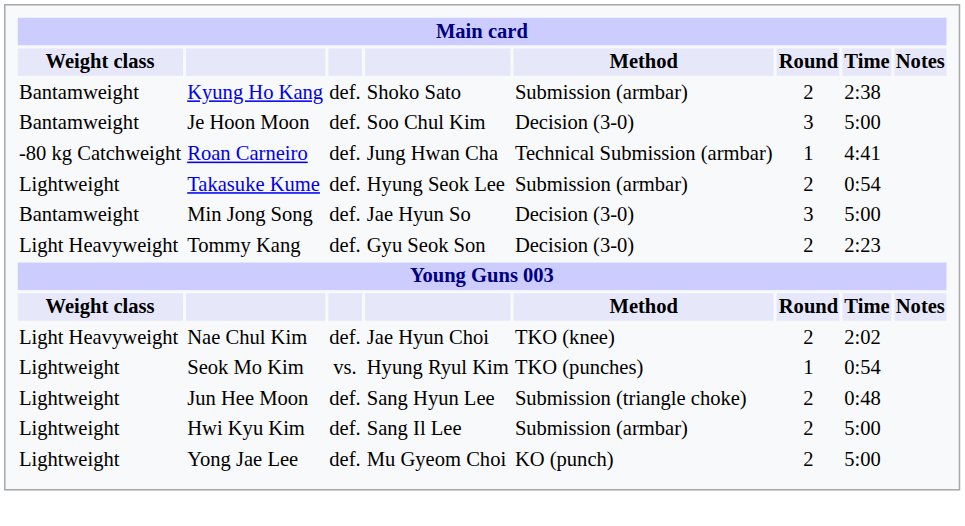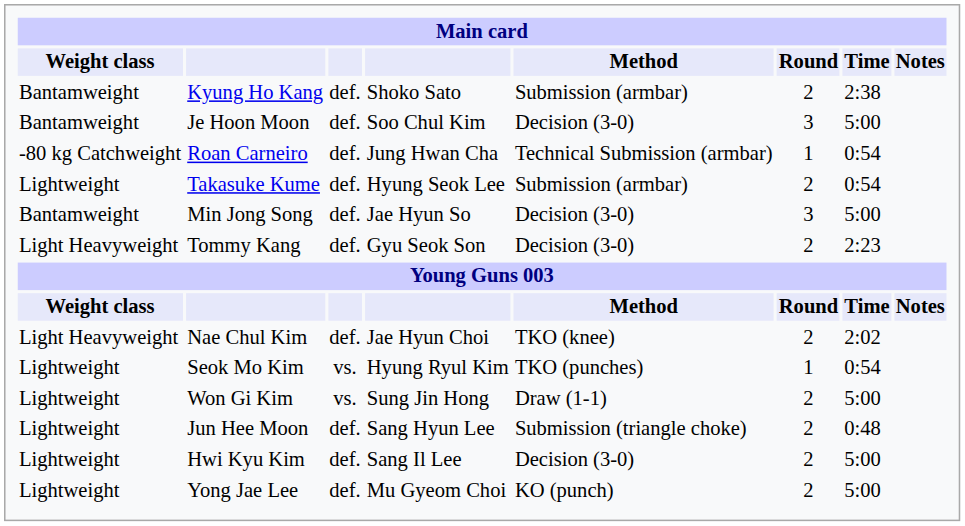(863, 153) 4:41 -> (863, 153) 0:54
+ row: (240, 398)
(601, 428) Submission (armbar) -> (575, 459) Decision (3-0)
